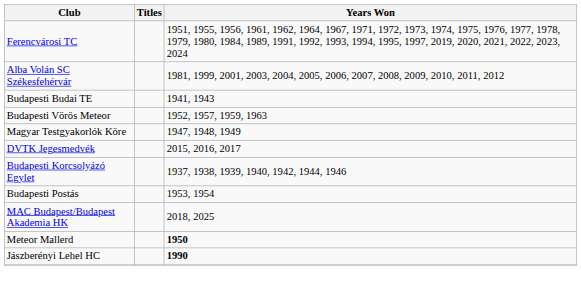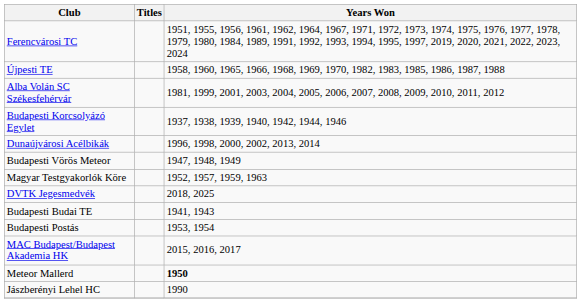+ row: (30, 70)
rows swapped: (56, 171) <-> (49, 98)
+ row: (58, 144)
(217, 115) 1952, 1957, 1959, 1963 -> (204, 160) 1947, 1948, 1949
(204, 132) 1947, 1948, 1949 -> (217, 177) 1952, 1957, 1959, 1963
(204, 148) 2015, 2016, 2017 -> (191, 194) 2018, 2025
(191, 217) 2018, 2025 -> (204, 250) 2015, 2016, 2017
(177, 256) bold -> (177, 289) normal
